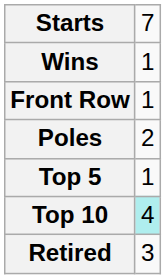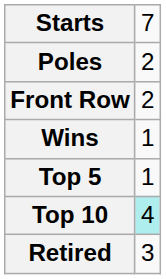rows swapped: (70, 138) <-> (70, 61)
(148, 100) 1 -> (148, 100) 2
